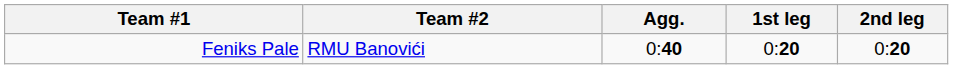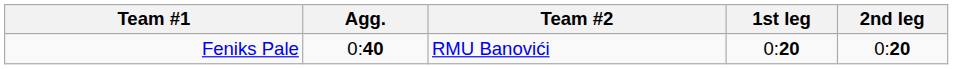columns swapped: (664, 19) <-> (452, 19)
